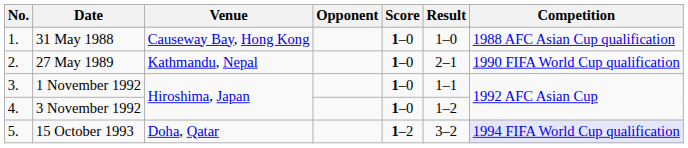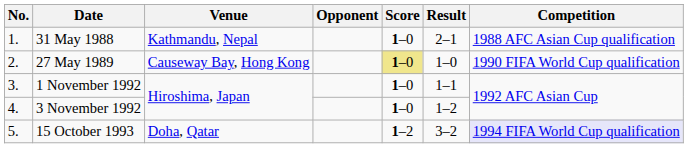(229, 39) Causeway Bay, Hong Kong -> (203, 39) Kathmandu, Nepal
(446, 39) 1–0 -> (446, 39) 2–1
(203, 62) Kathmandu, Nepal -> (229, 62) Causeway Bay, Hong Kong
(402, 62) no background -> (402, 62) khaki background
(446, 62) 2–1 -> (446, 62) 1–0
